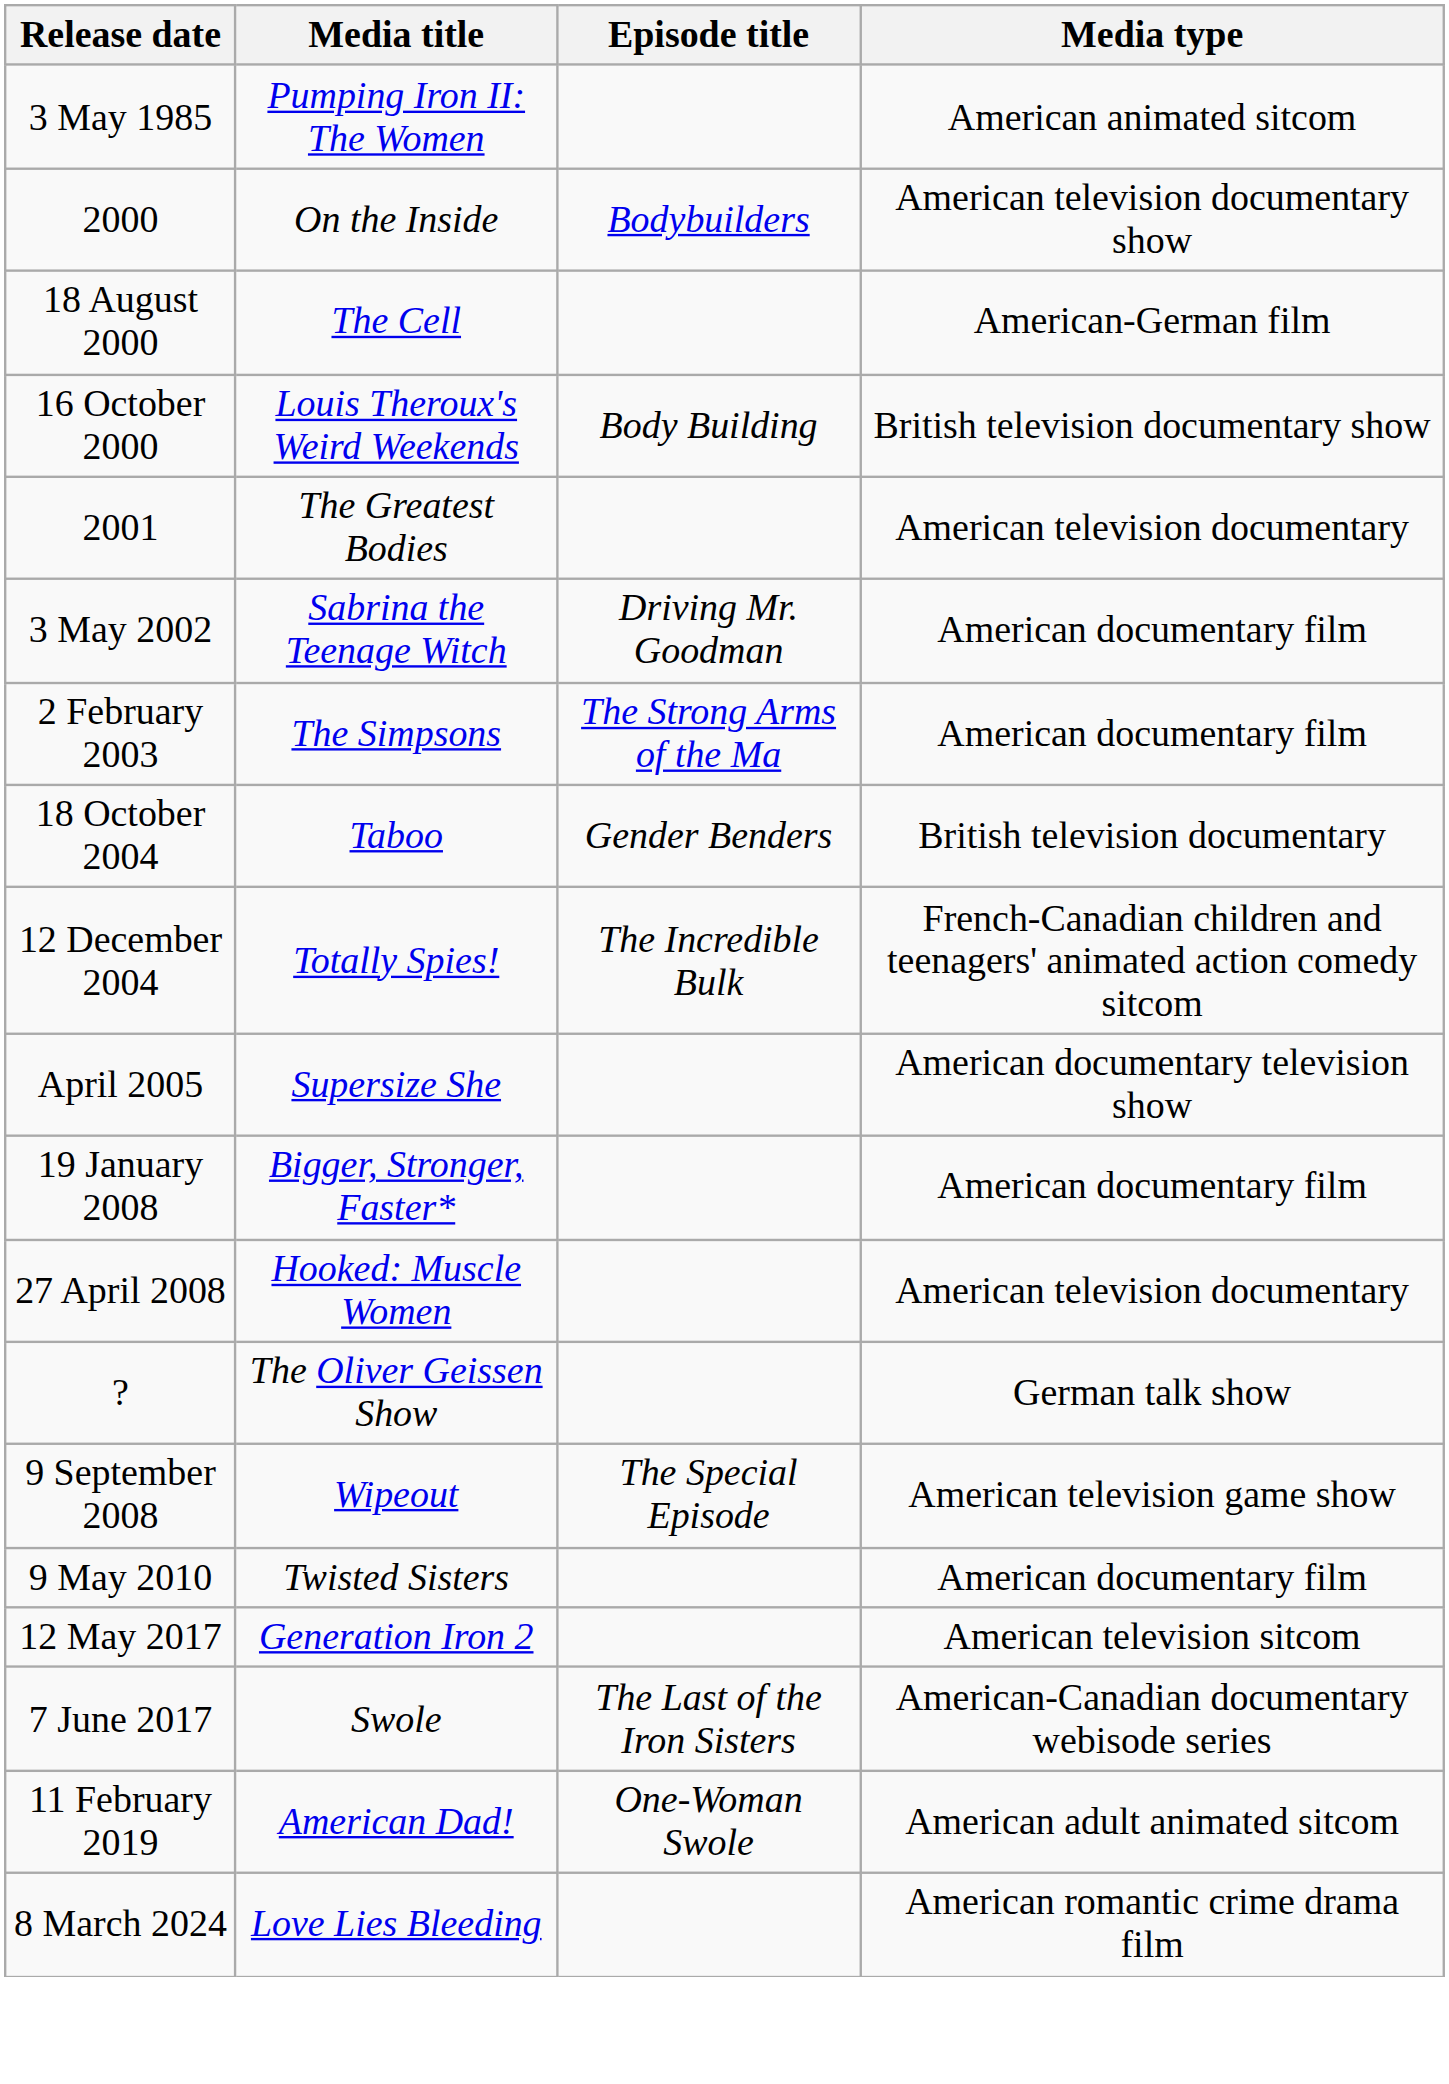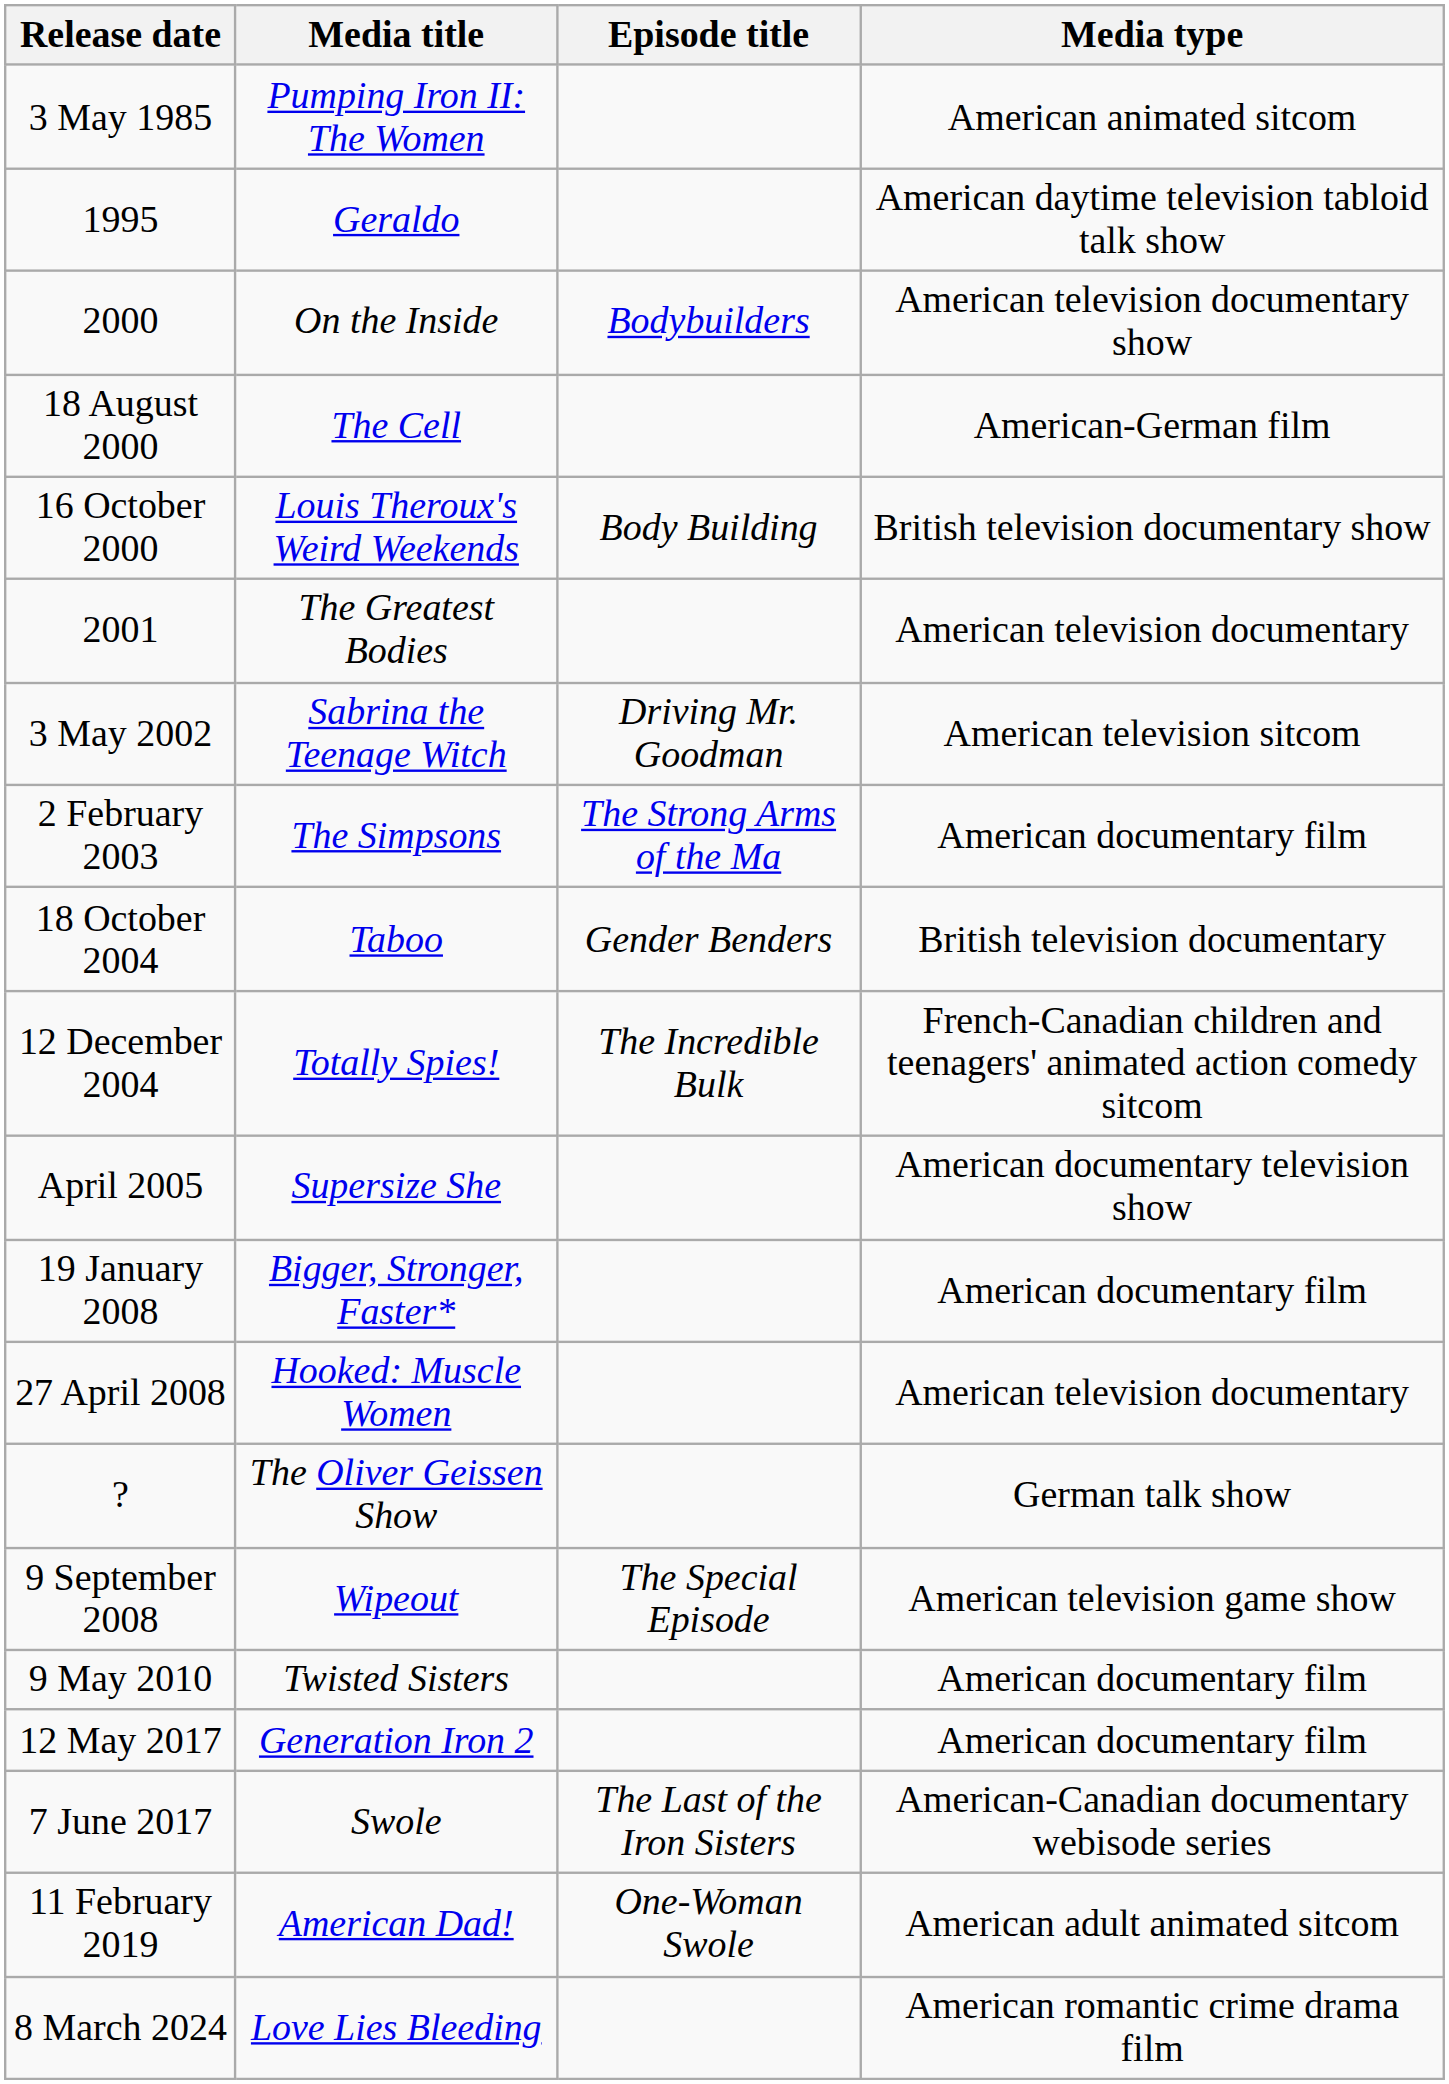+ row: (121, 218)
(1152, 630) American documentary film -> (1152, 732) American television sitcom
(1152, 1636) American television sitcom -> (1152, 1739) American documentary film
